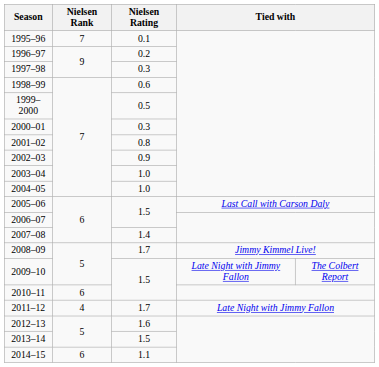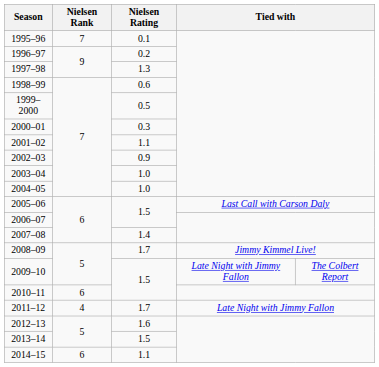(144, 69) 0.3 -> (144, 69) 1.3
(144, 142) 0.8 -> (144, 142) 1.1
